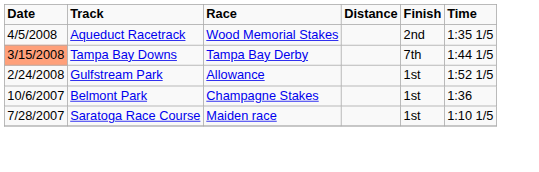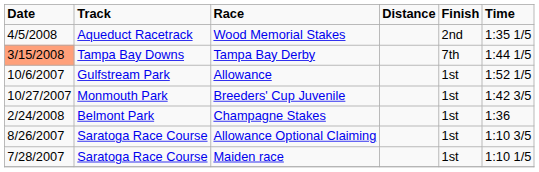(36, 75) 2/24/2008 -> (36, 75) 10/6/2007
+ row: (279, 95)
(36, 95) 10/6/2007 -> (36, 116) 2/24/2008
+ row: (295, 136)
